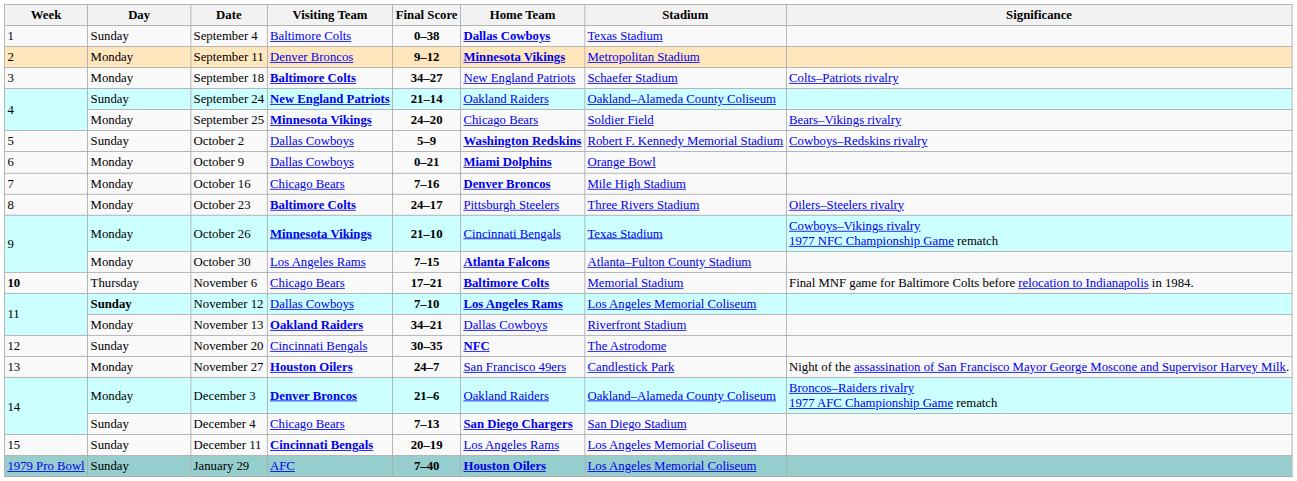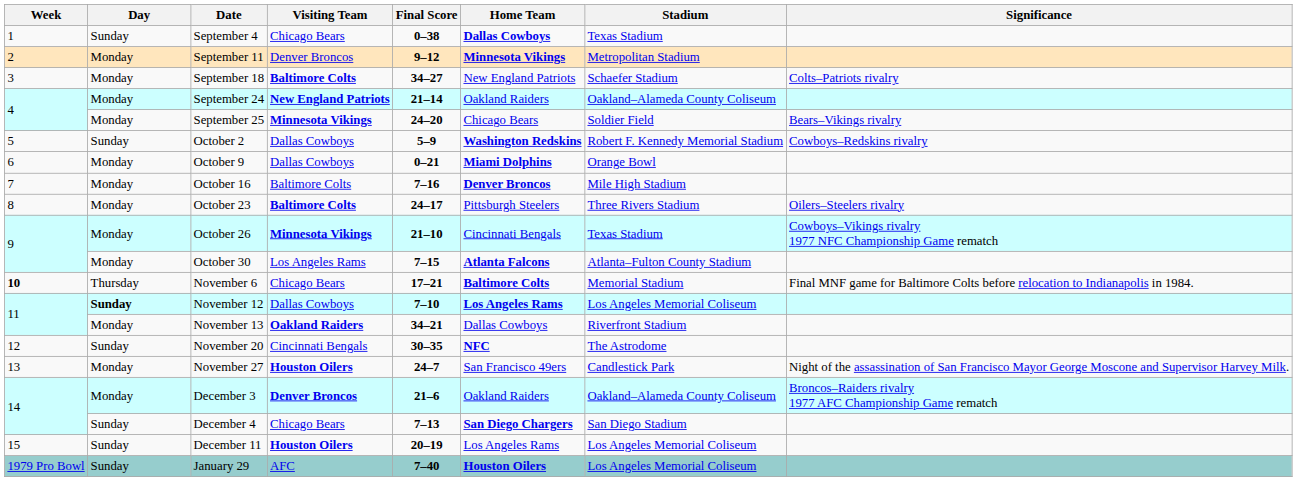(311, 36) Baltimore Colts -> (307, 36) Chicago Bears
(110, 99) Sunday -> (112, 99) Monday
(307, 183) Chicago Bears -> (311, 183) Baltimore Colts
(322, 445) Cincinnati Bengals -> (311, 445) Houston Oilers
